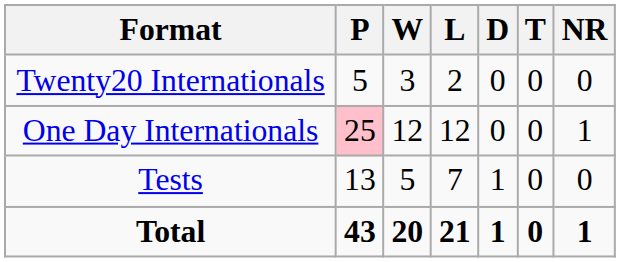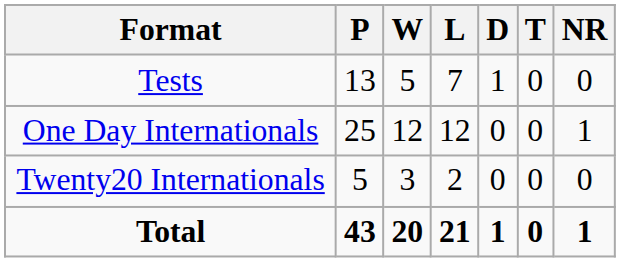rows swapped: (171, 180) <-> (171, 79)
(360, 130) pink background -> (360, 130) no background
